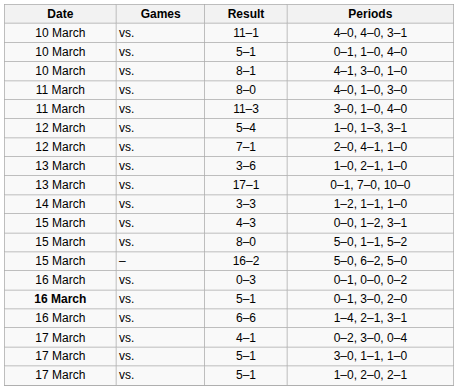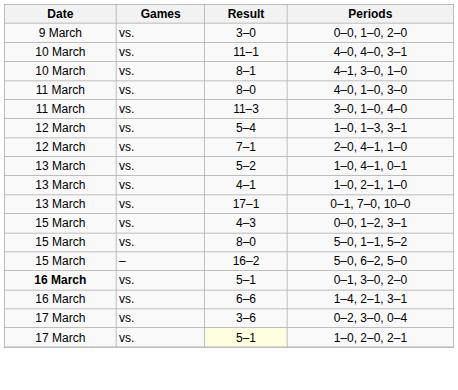+ row: (370, 33)
- row: (370, 52)
+ row: (370, 166)
(246, 166) 3–6 -> (246, 185) 4–1
- row: (370, 204)
- row: (370, 280)
(246, 337) 4–1 -> (246, 318) 3–6
- row: (370, 356)
(246, 375) no background -> (246, 337) lightyellow background
